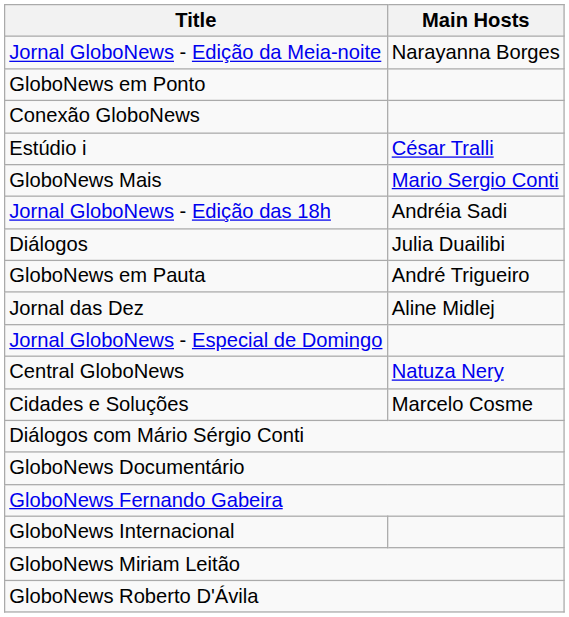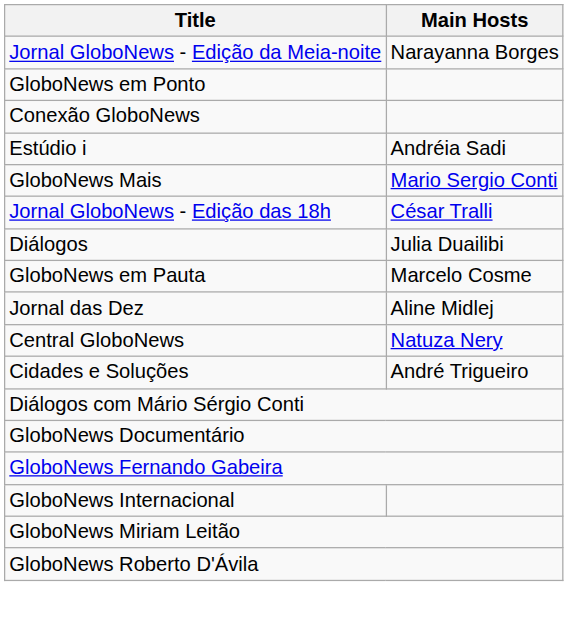(443, 148) César Tralli -> (448, 148) Andréia Sadi
(449, 212) Andréia Sadi -> (442, 212) César Tralli
(461, 276) André Trigueiro -> (461, 276) Marcelo Cosme
- row: (196, 340)
(462, 404) Marcelo Cosme -> (460, 372) André Trigueiro
